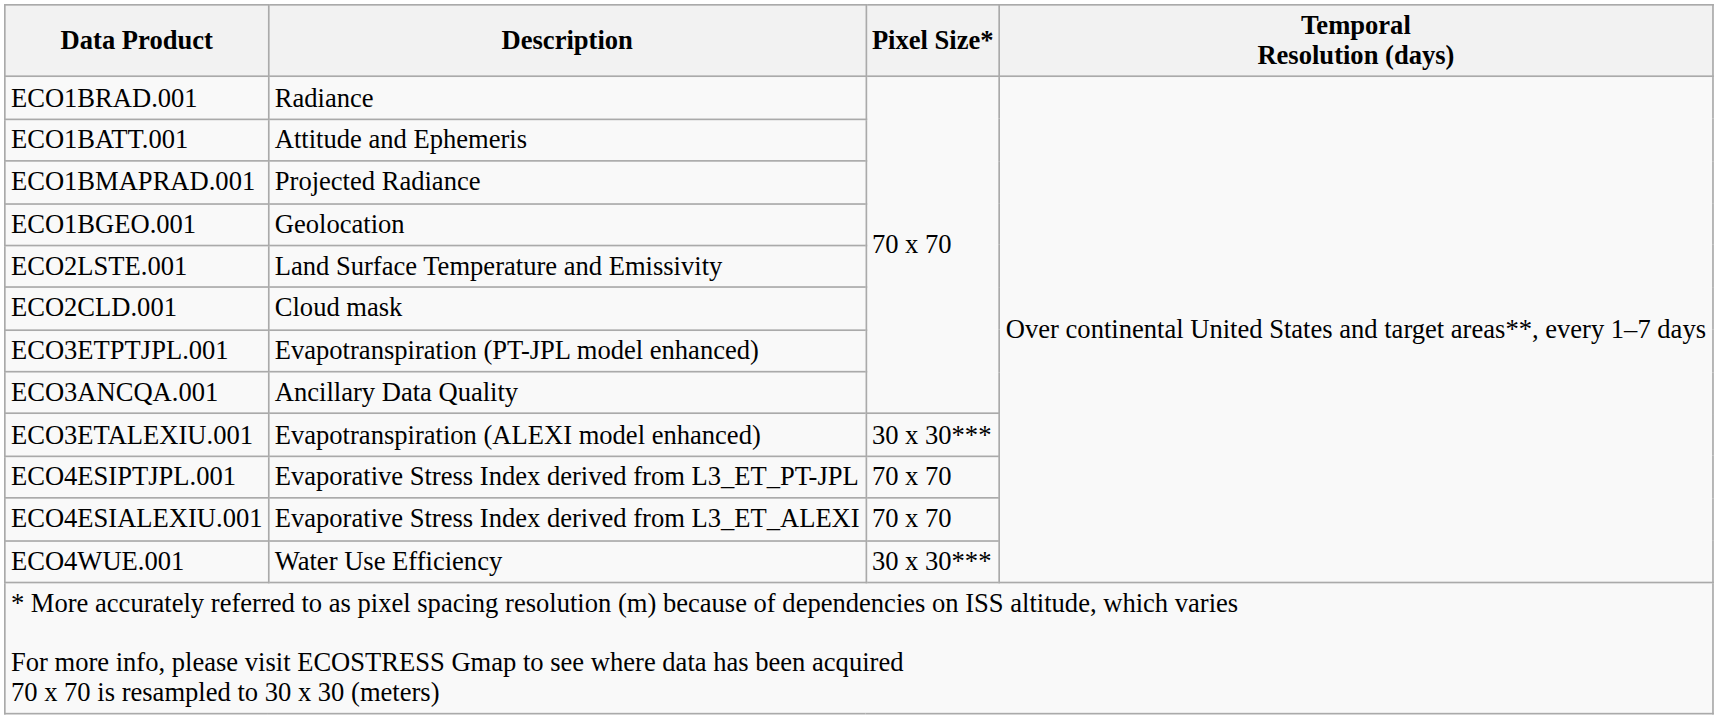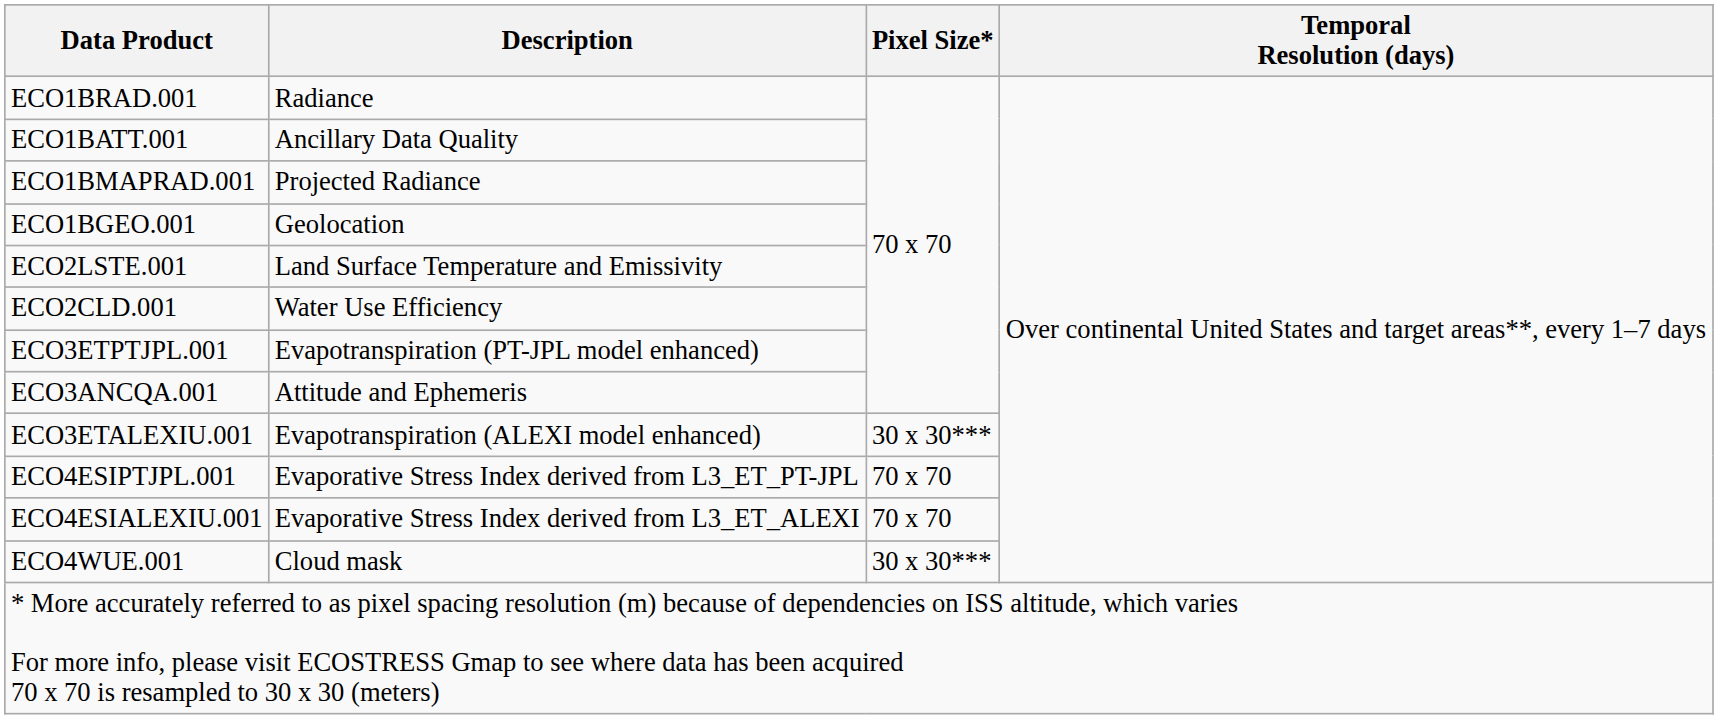(401, 139) Attitude and Ephemeris -> (396, 139) Ancillary Data Quality
(339, 308) Cloud mask -> (388, 308) Water Use Efficiency
(396, 392) Ancillary Data Quality -> (401, 392) Attitude and Ephemeris
(388, 560) Water Use Efficiency -> (339, 560) Cloud mask
